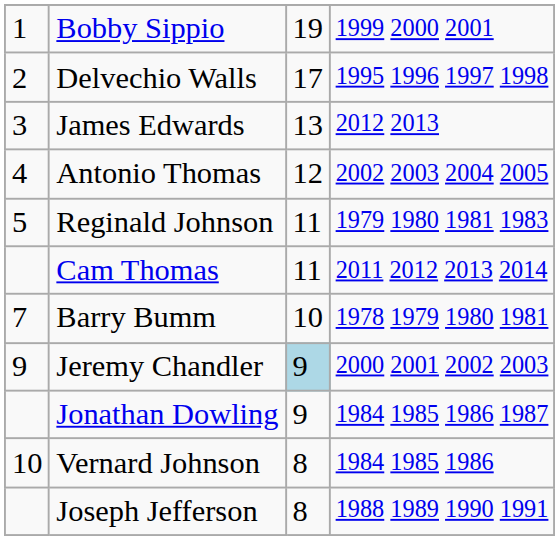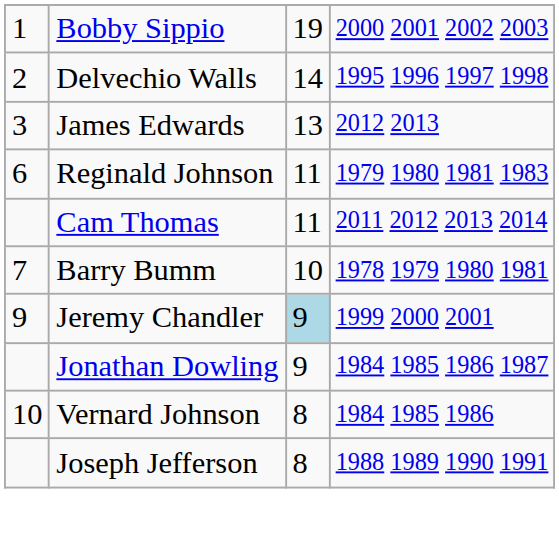(415, 28) 1999 2000 2001 -> (442, 28) 2000 2001 2002 2003
(308, 76) 17 -> (308, 76) 14
- row: (159, 173)
(20, 221) 5 -> (20, 173) 6
(442, 366) 2000 2001 2002 2003 -> (415, 317) 1999 2000 2001
